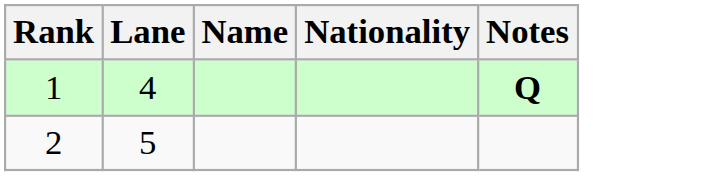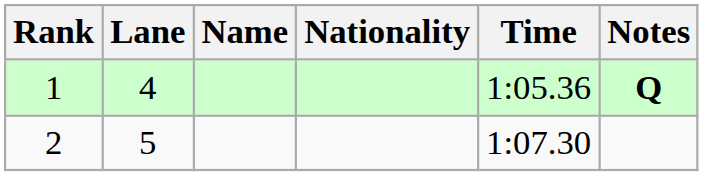+ column: (539, 32)
